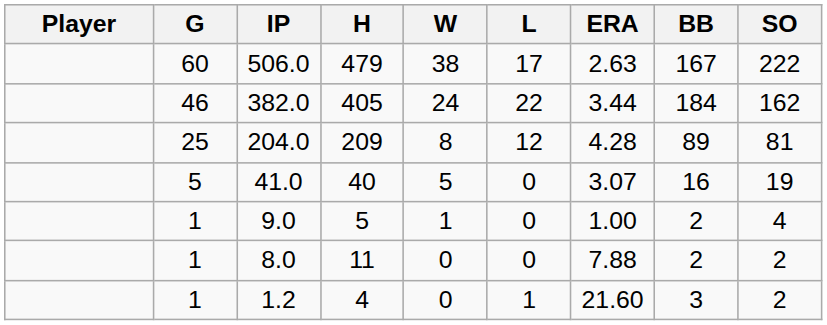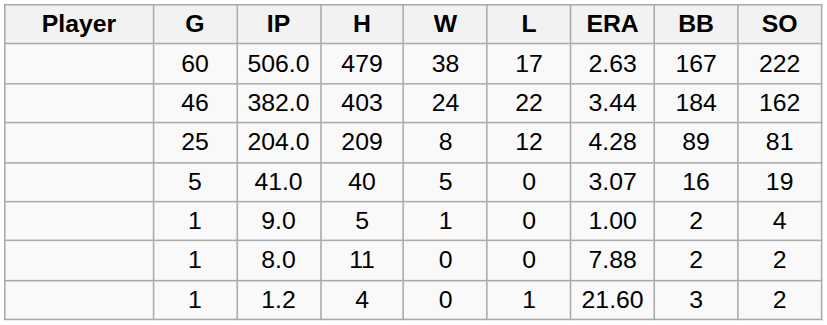(362, 102) 405 -> (362, 102) 403
